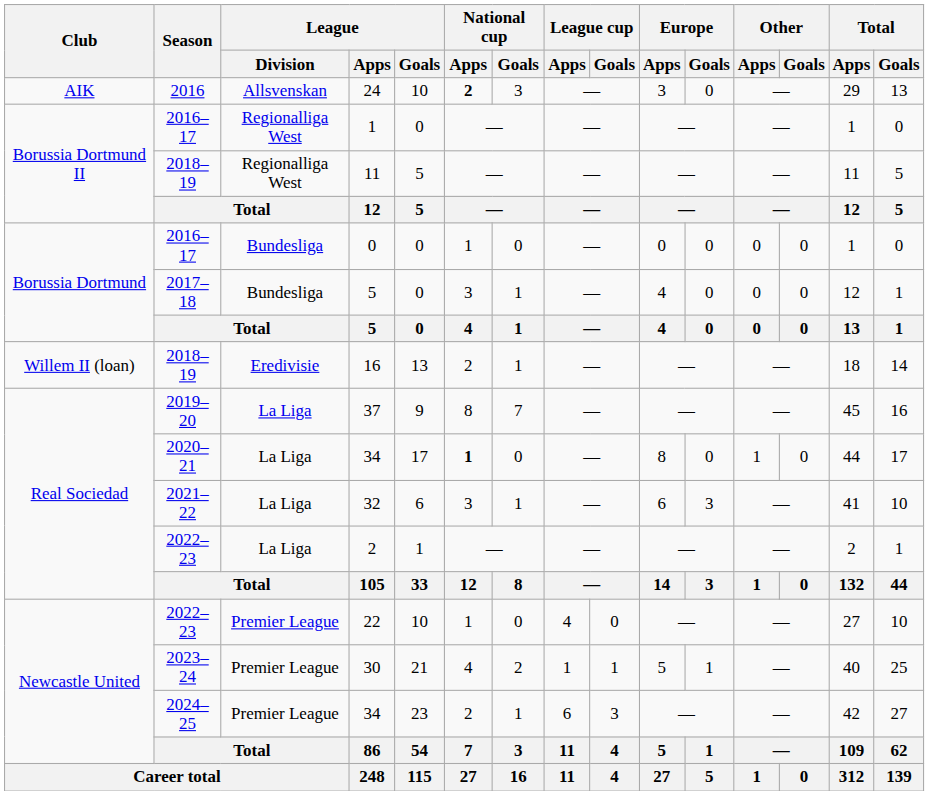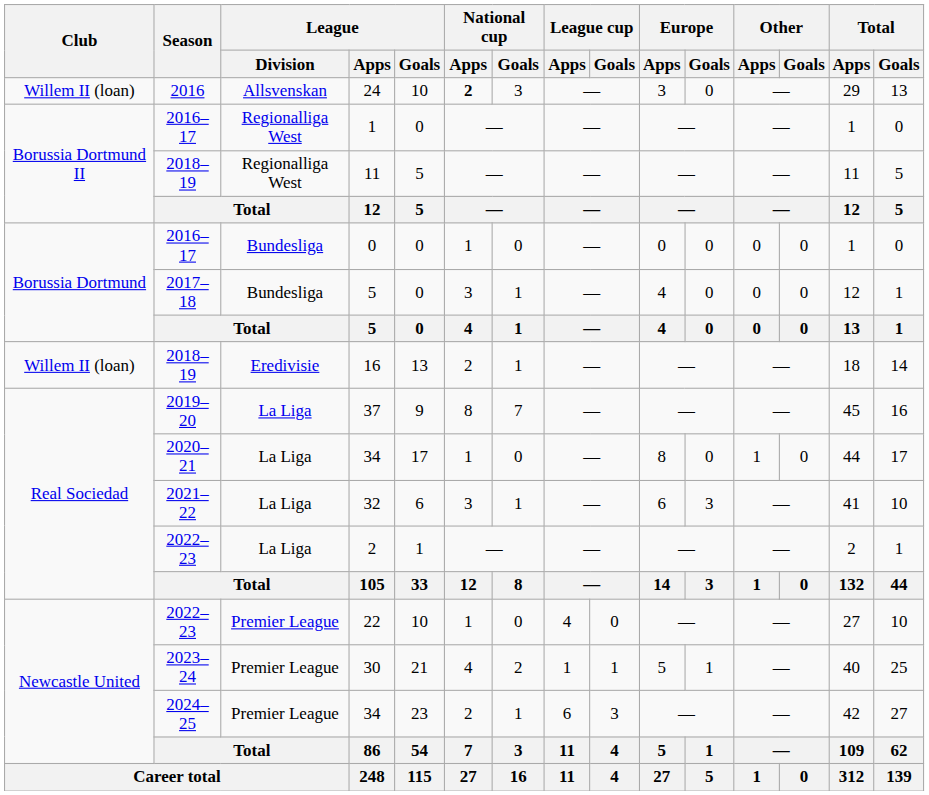(79, 90) AIK -> (79, 90) Willem II (loan)
(468, 456) bold -> (468, 456) normal
